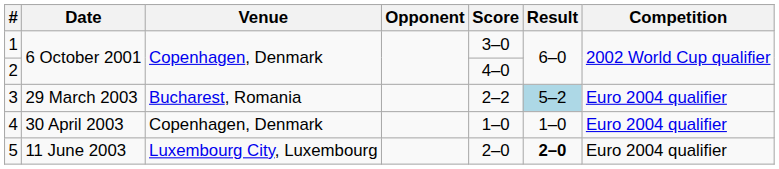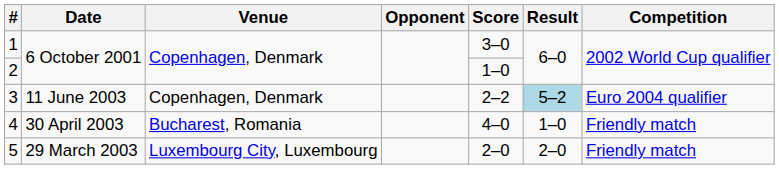(496, 71) 4–0 -> (496, 71) 1–0
(82, 97) 29 March 2003 -> (76, 97) 11 June 2003
(225, 97) Bucharest, Romania -> (236, 97) Copenhagen, Denmark
(236, 124) Copenhagen, Denmark -> (225, 124) Bucharest, Romania
(496, 124) 1–0 -> (496, 124) 4–0
(656, 124) Euro 2004 qualifier -> (641, 124) Friendly match
(76, 151) 11 June 2003 -> (82, 151) 29 March 2003
(552, 151) bold -> (552, 151) normal
(656, 151) Euro 2004 qualifier -> (641, 151) Friendly match
